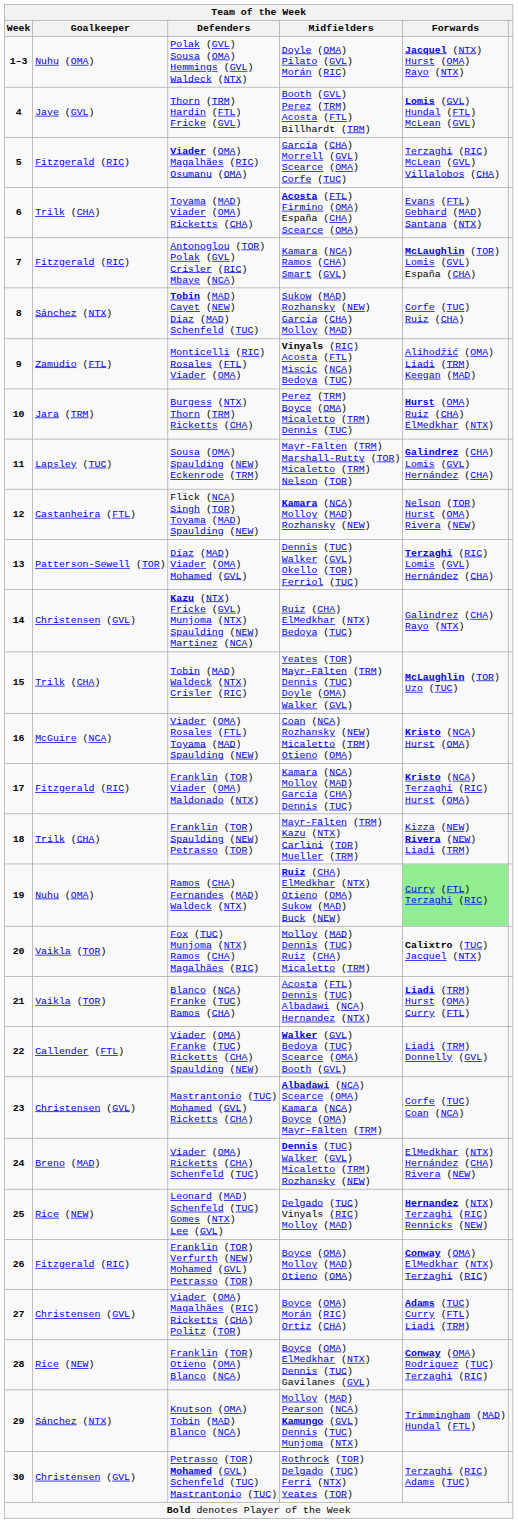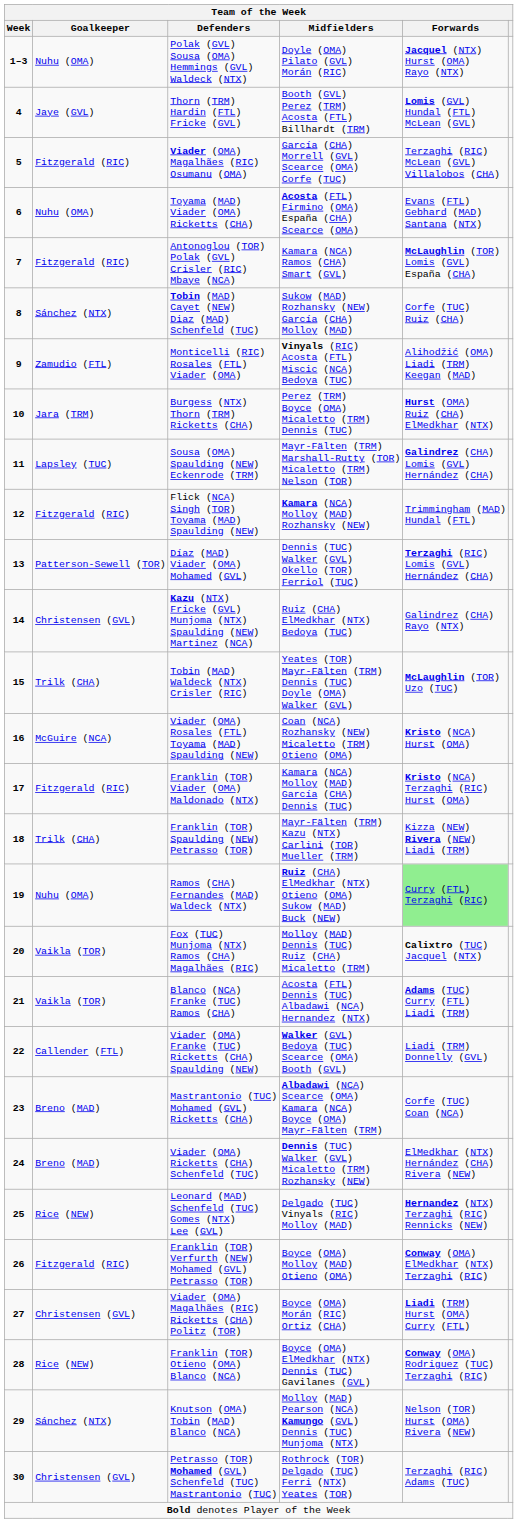(68, 213) Trilk (CHA) -> (65, 213) Nuhu (OMA)
(86, 514) Castanheira (FTL) -> (83, 514) Fitzgerald (RIC)
(441, 514) Nelson (TOR) Hurst (OMA) Rivera (NEW) -> (455, 514) Trimmingham (MAD) Hundal (FTL)
(438, 1001) Liadi (TRM) Hurst (OMA) Curry (FTL) -> (438, 1001) Adams (TUC) Curry (FTL) Liadi (TRM)
(86, 1108) Christensen (GVL) -> (68, 1108) Breno (MAD)
(438, 1315) Adams (TUC) Curry (FTL) Liadi (TRM) -> (438, 1315) Liadi (TRM) Hurst (OMA) Curry (FTL)
(455, 1421) Trimmingham (MAD) Hundal (FTL) -> (441, 1421) Nelson (TOR) Hurst (OMA) Rivera (NEW)
